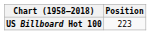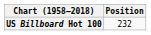(125, 24) 223 -> (125, 24) 232
